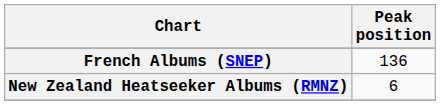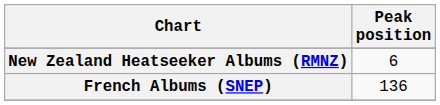rows swapped: (178, 61) <-> (178, 87)
